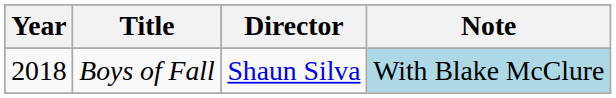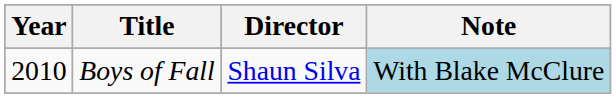(39, 70) 2018 -> (39, 70) 2010
